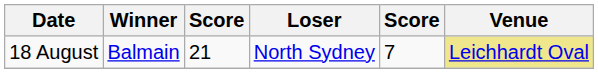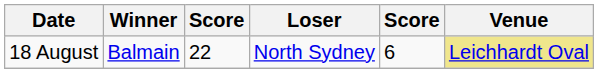(200, 52) 21 -> (200, 52) 22
(390, 52) 7 -> (390, 52) 6
